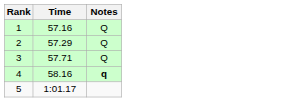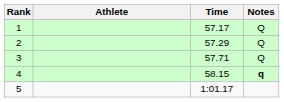+ column: (112, 12)
(60, 27) 57.16 -> (217, 27) 57.17
(60, 74) 58.16 -> (217, 74) 58.15
